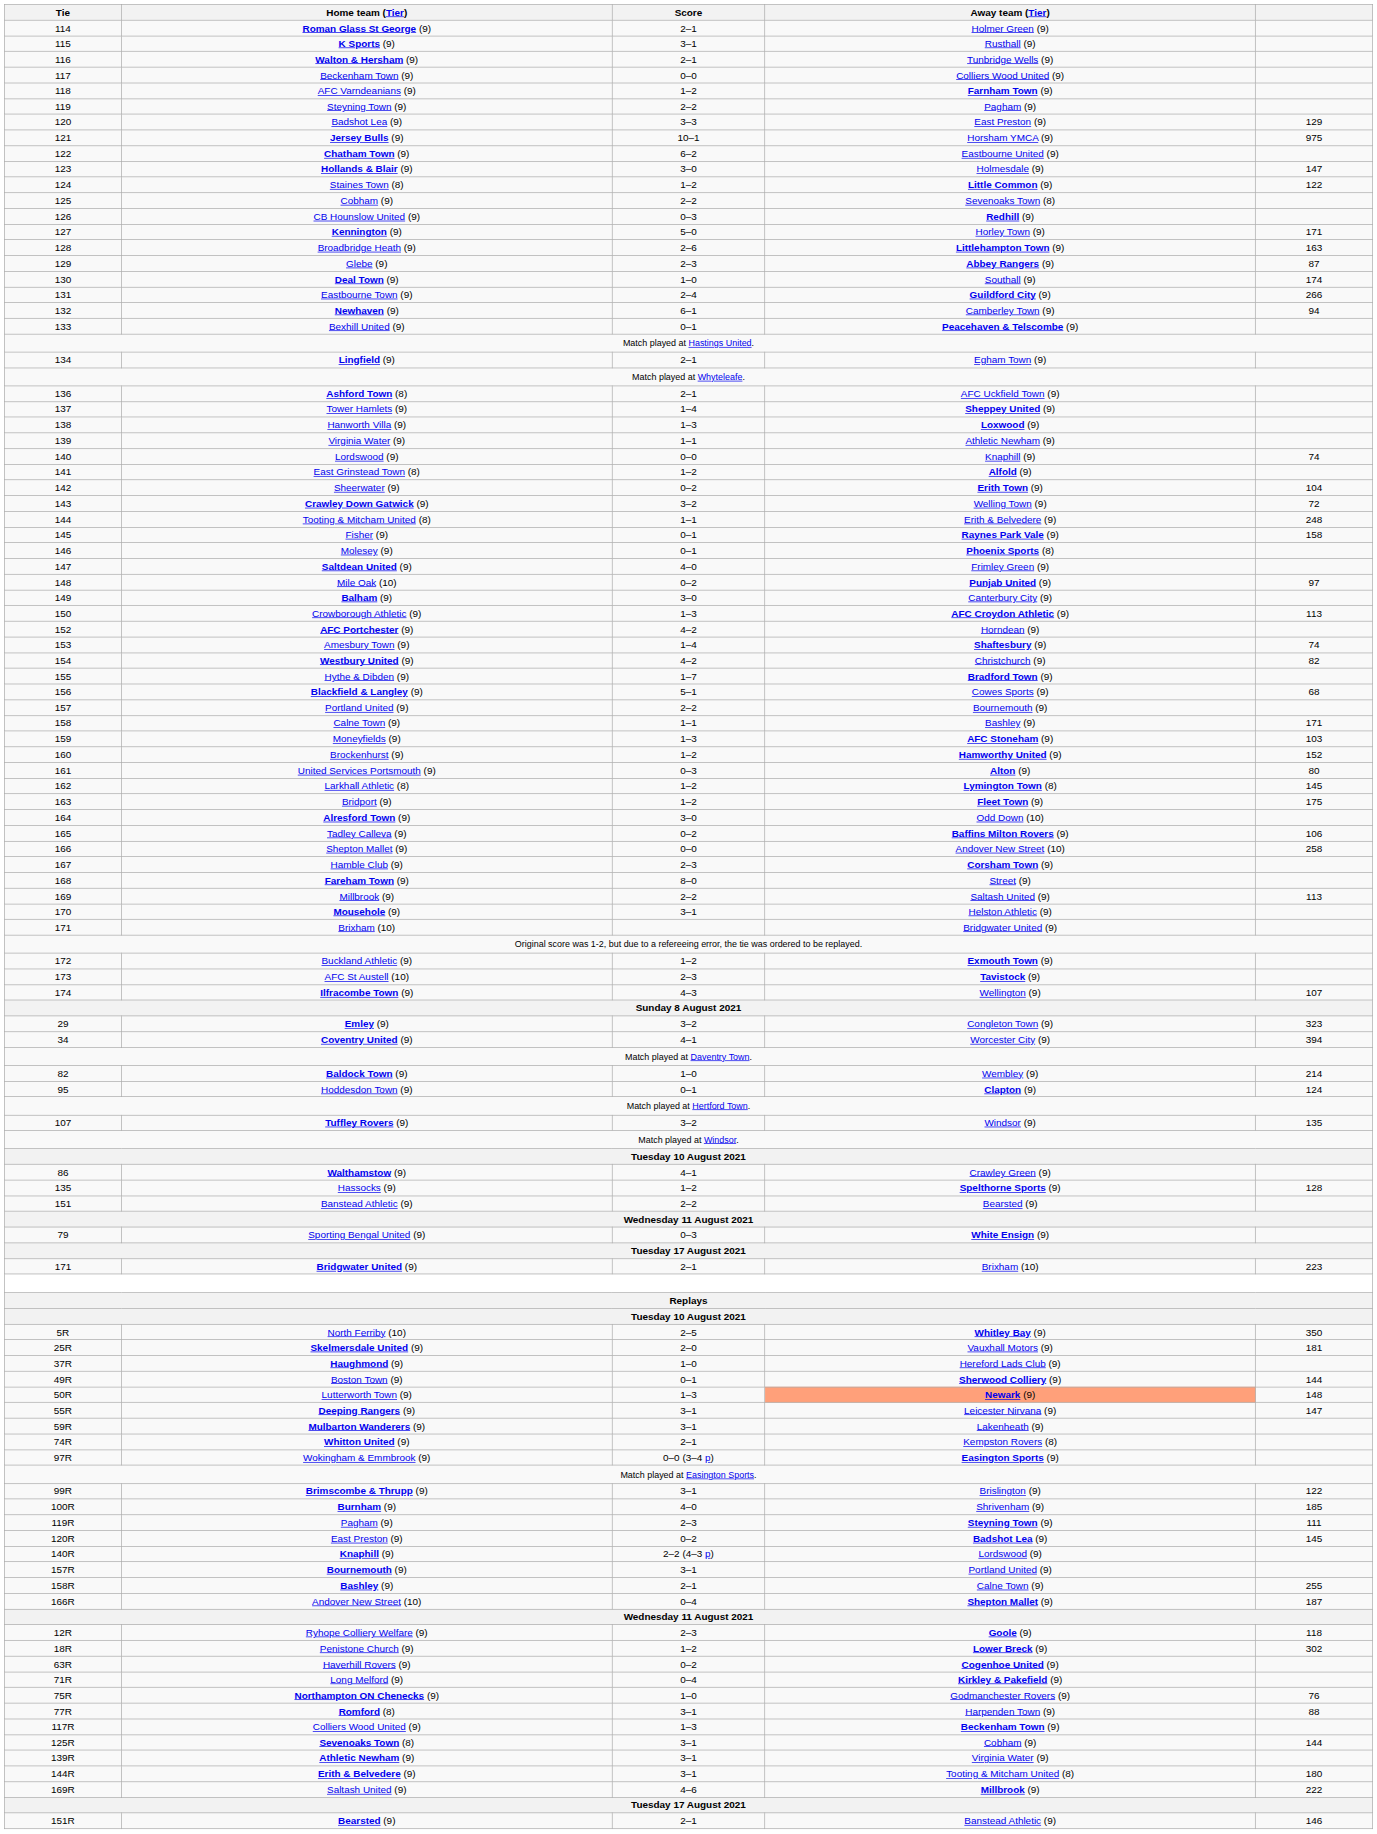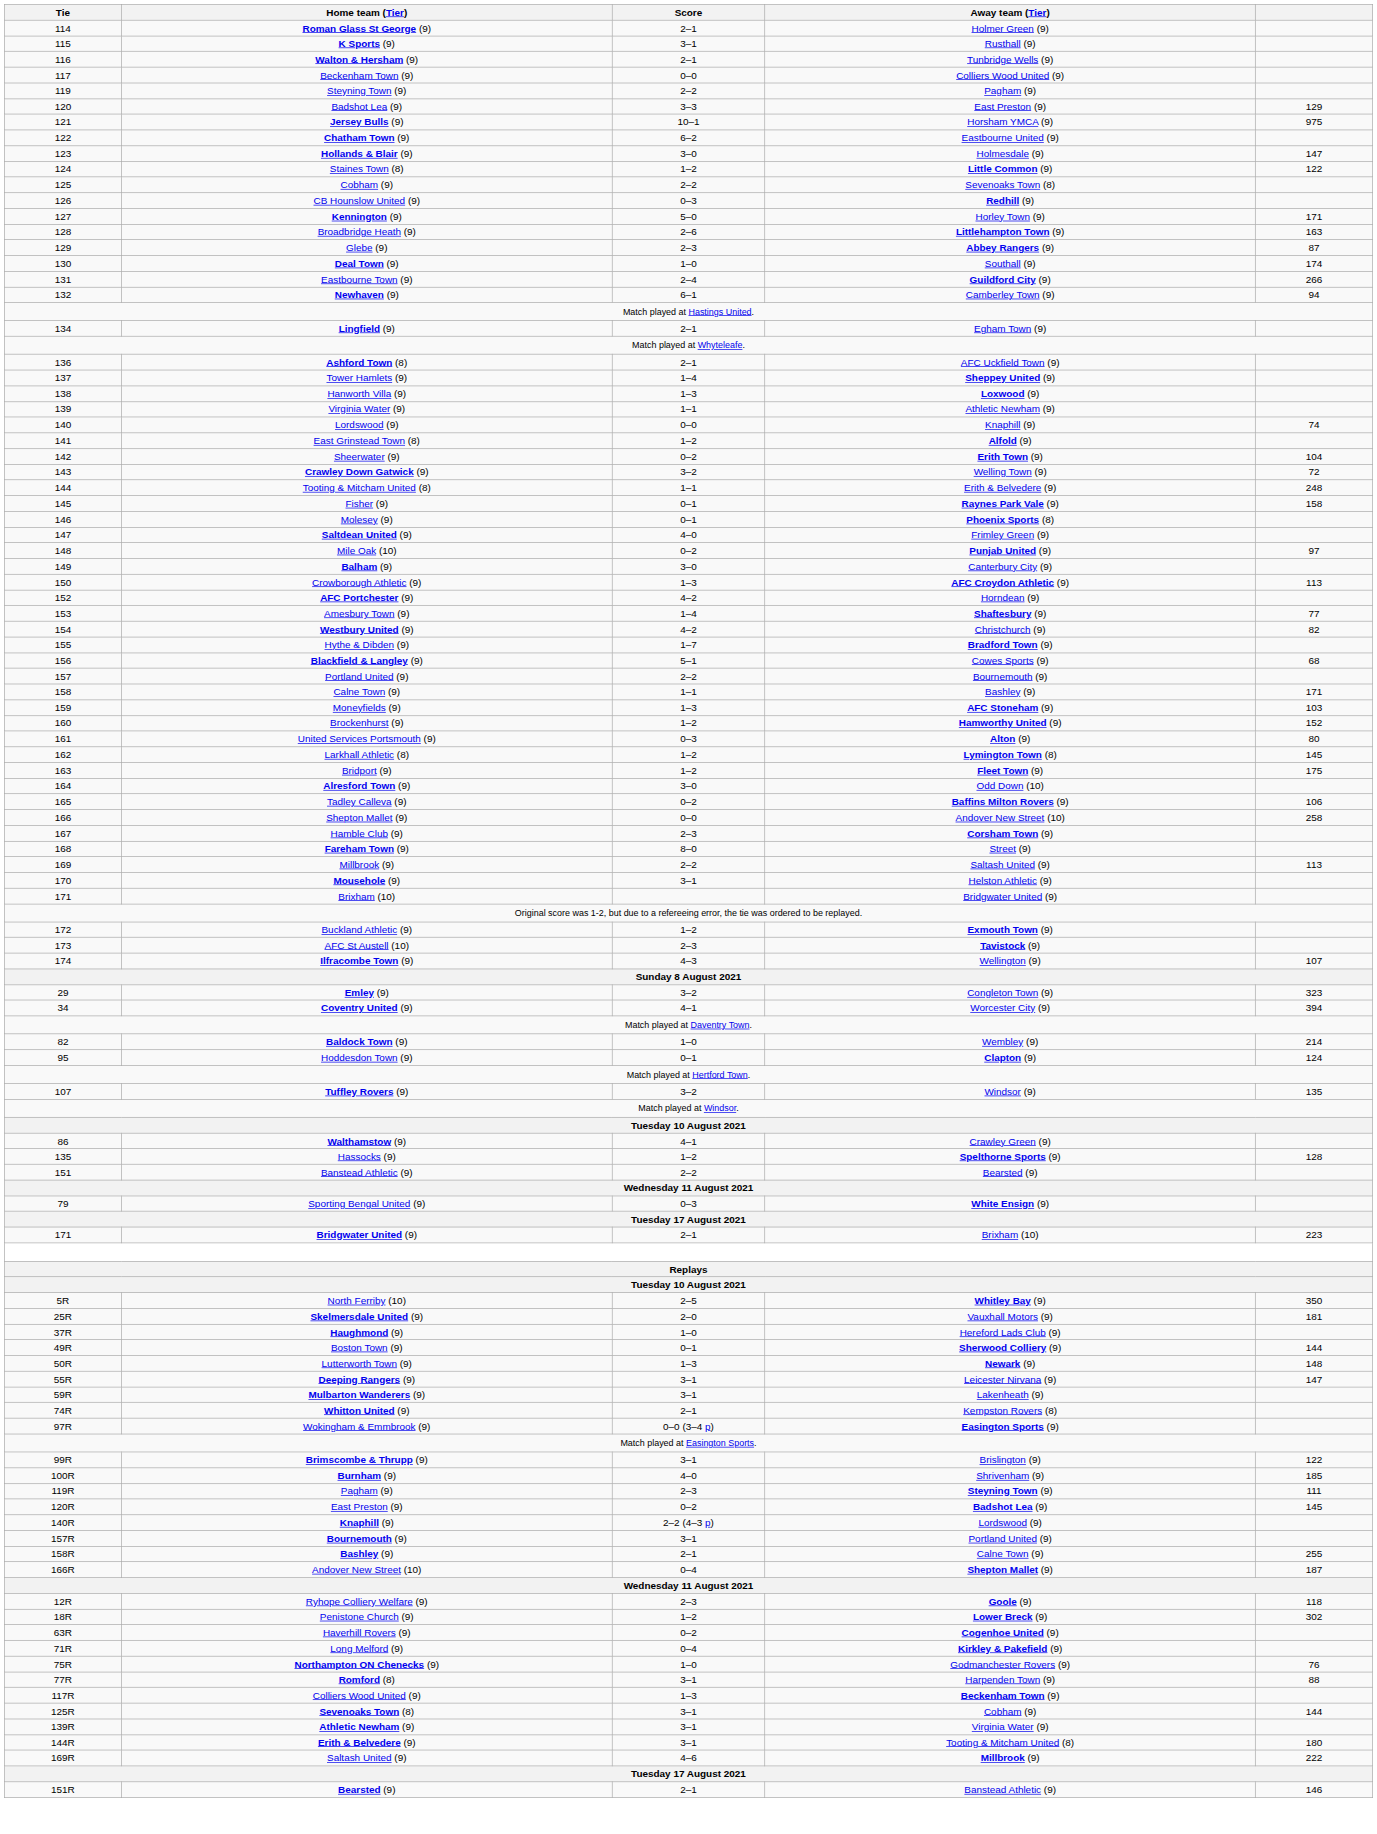- row: (367, 91)
- row: (367, 327)
(1314, 645) 74 -> (1314, 614) 77
(1010, 1395) lightsalmon background -> (1010, 1364) no background
